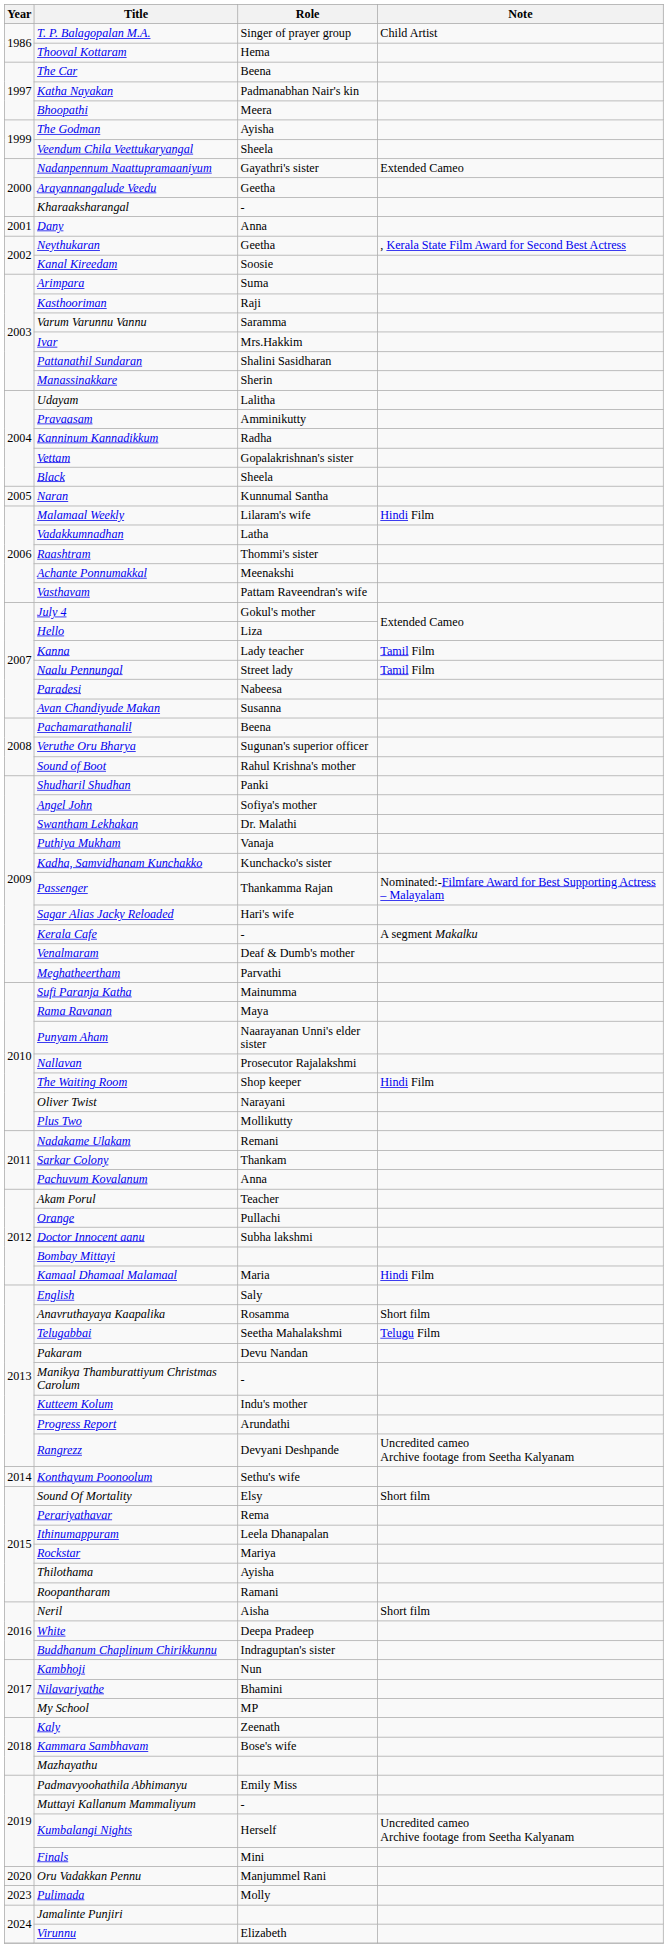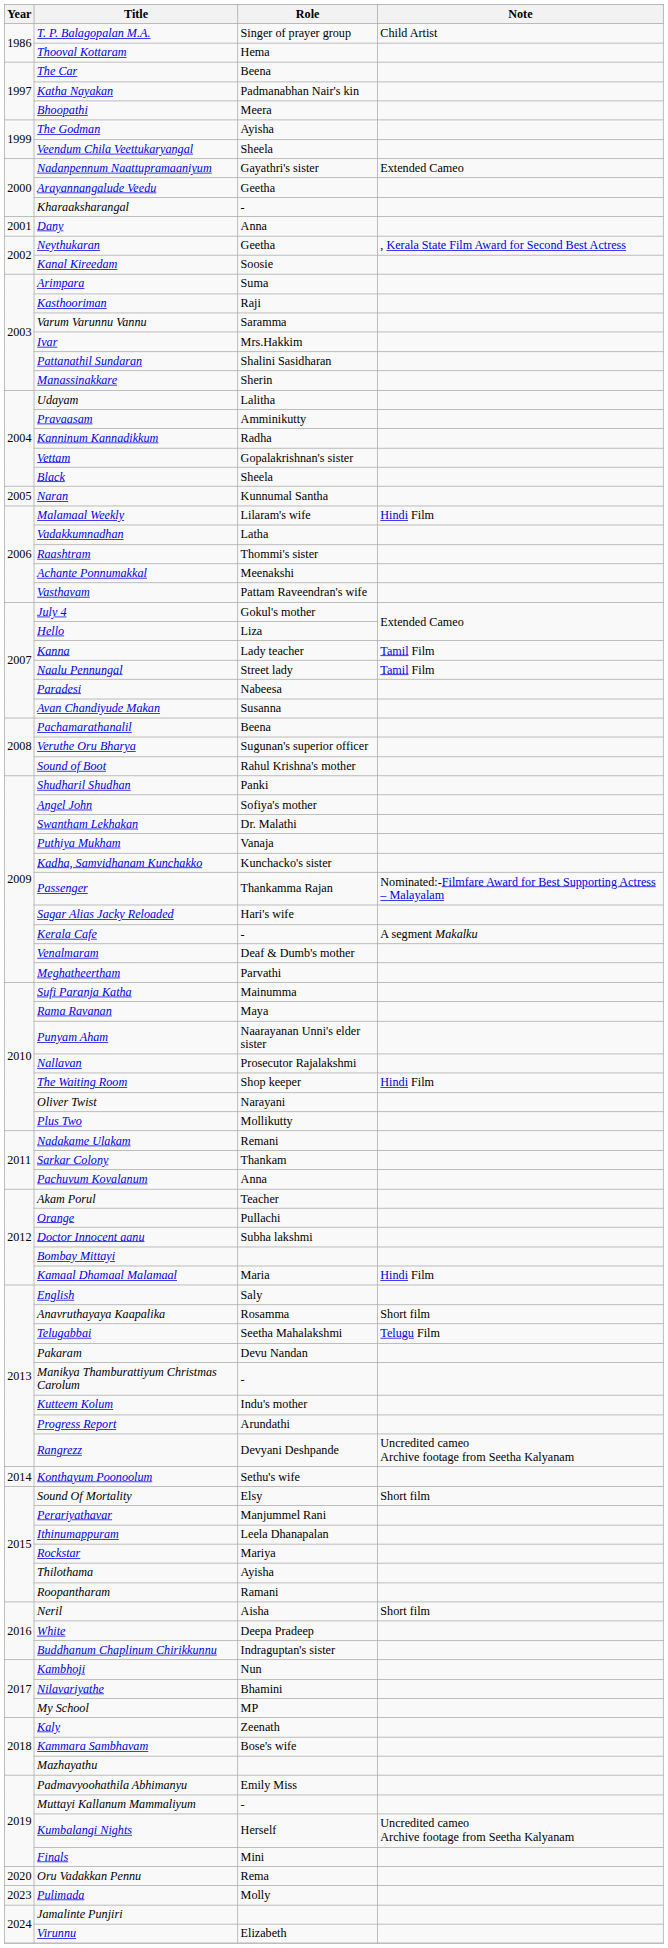(255, 1515) Rema -> (283, 1515) Manjummel Rani
(283, 1876) Manjummel Rani -> (255, 1876) Rema
